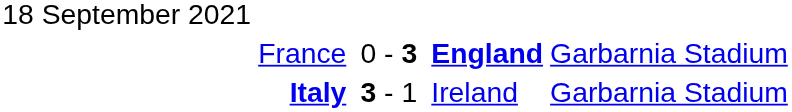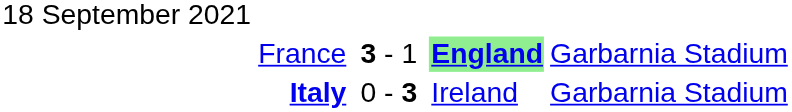(389, 53) 0 - 3 -> (389, 53) 3 - 1
(487, 53) no background -> (487, 53) lightgreen background
(389, 92) 3 - 1 -> (389, 92) 0 - 3
